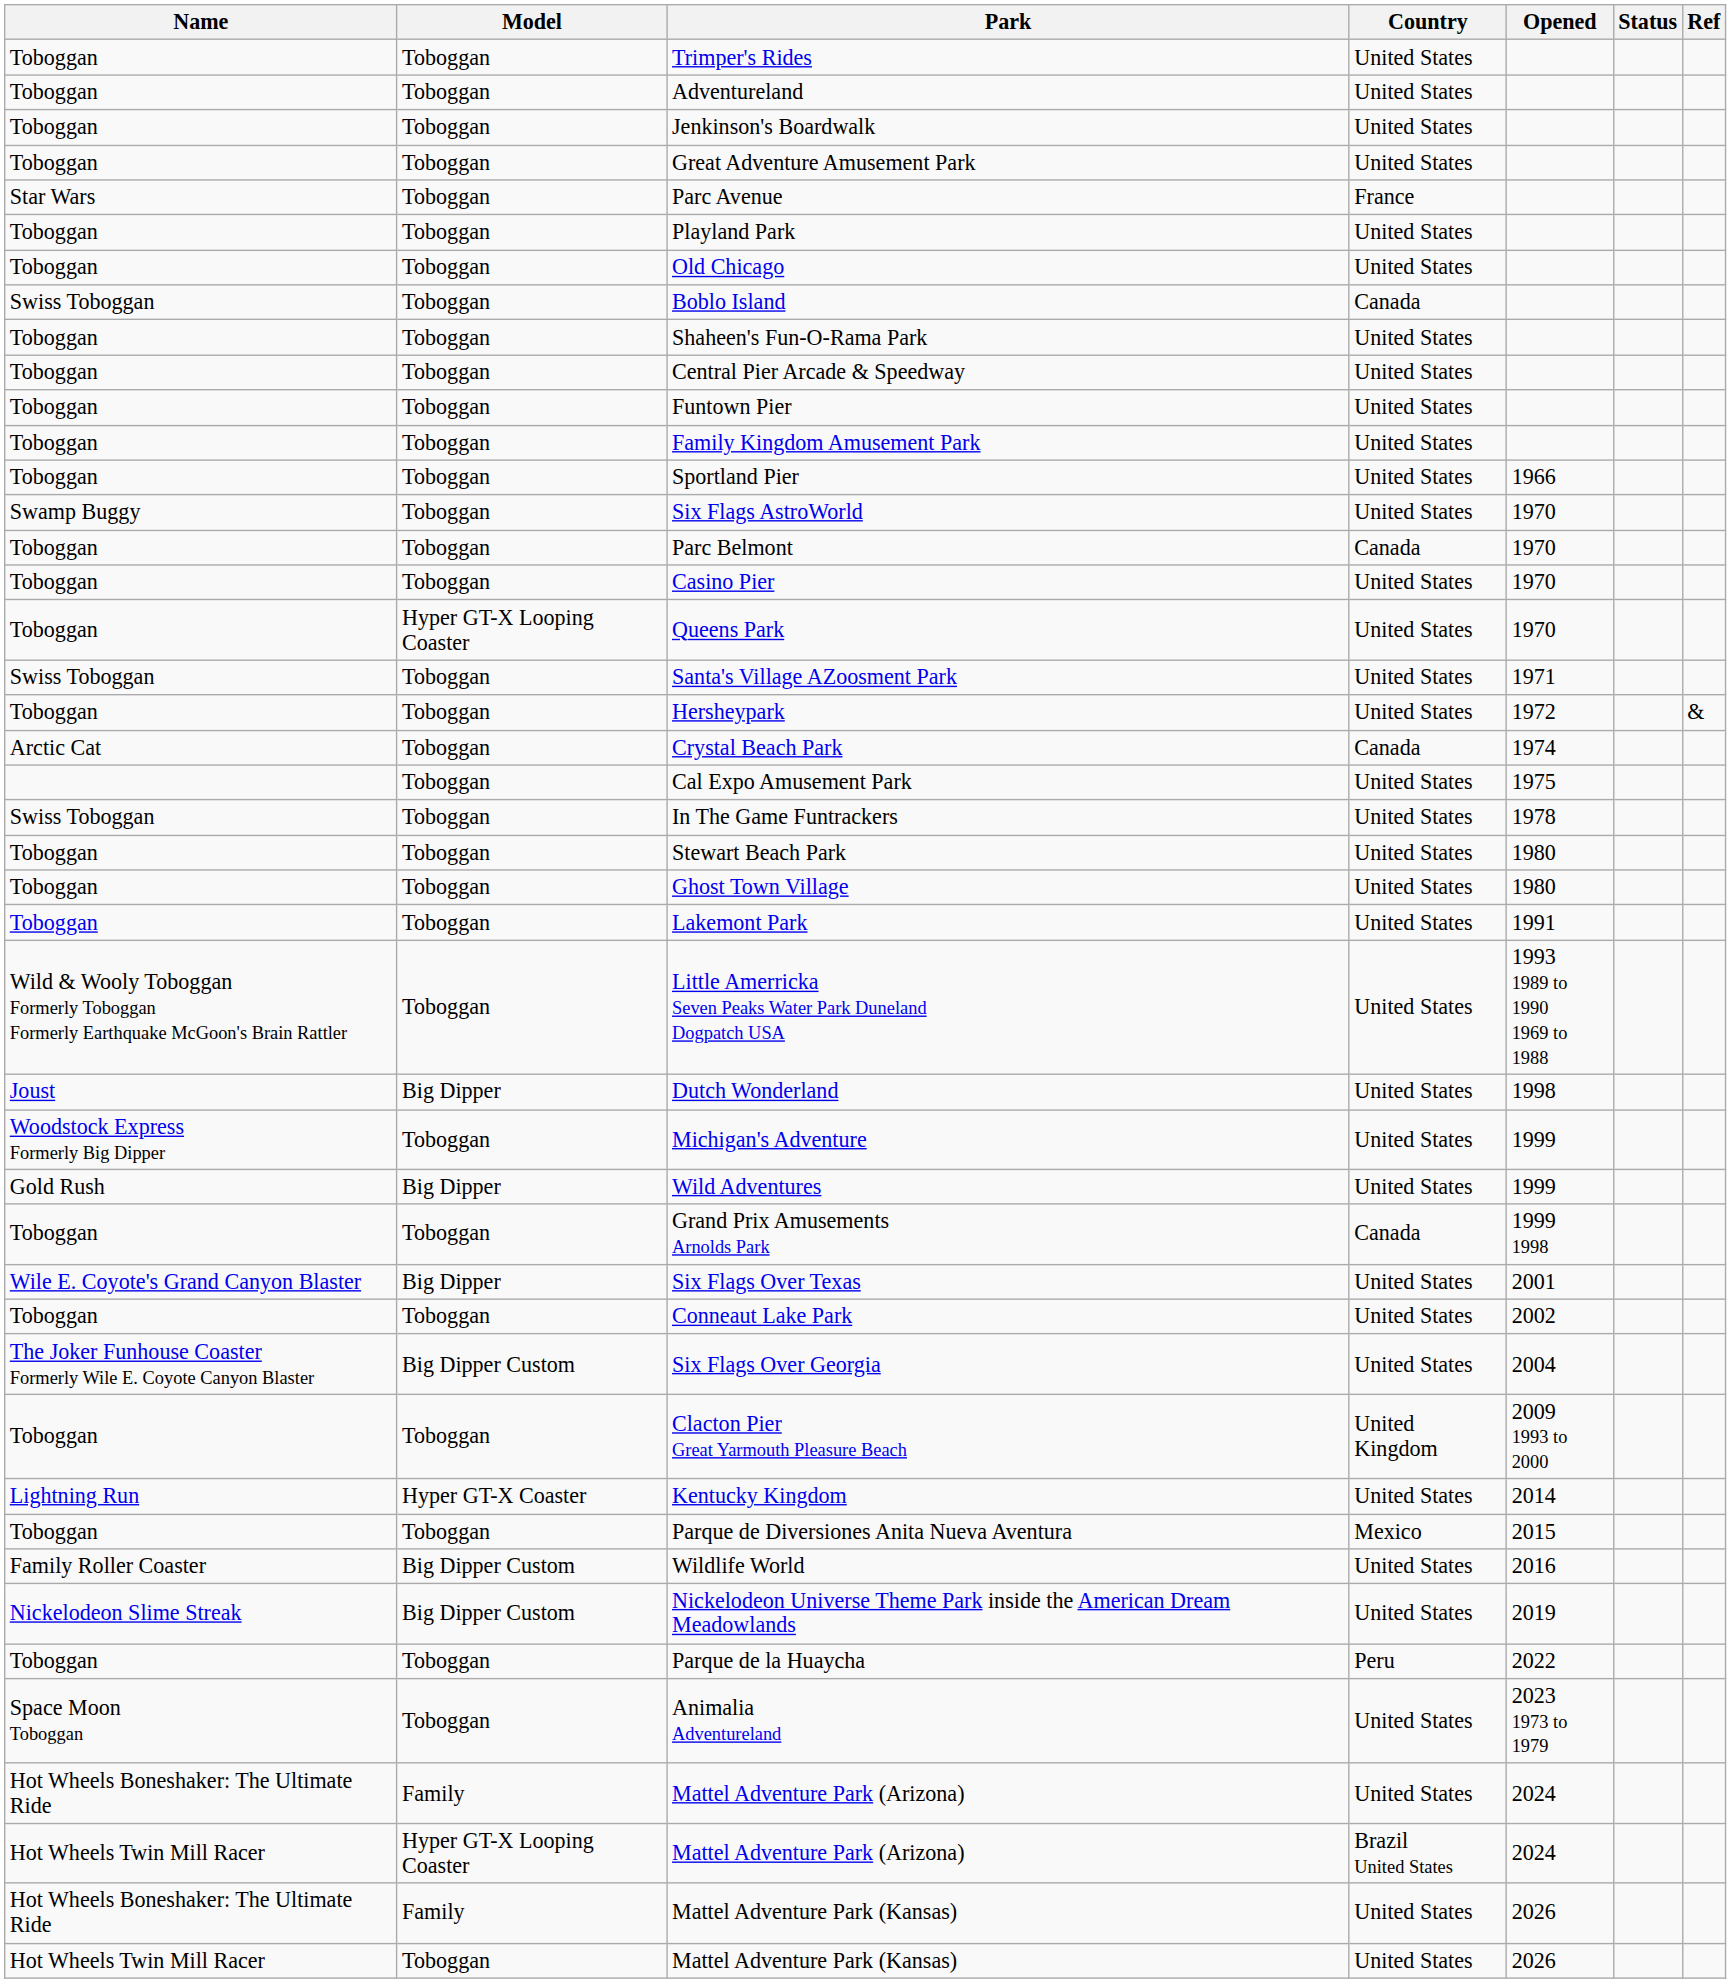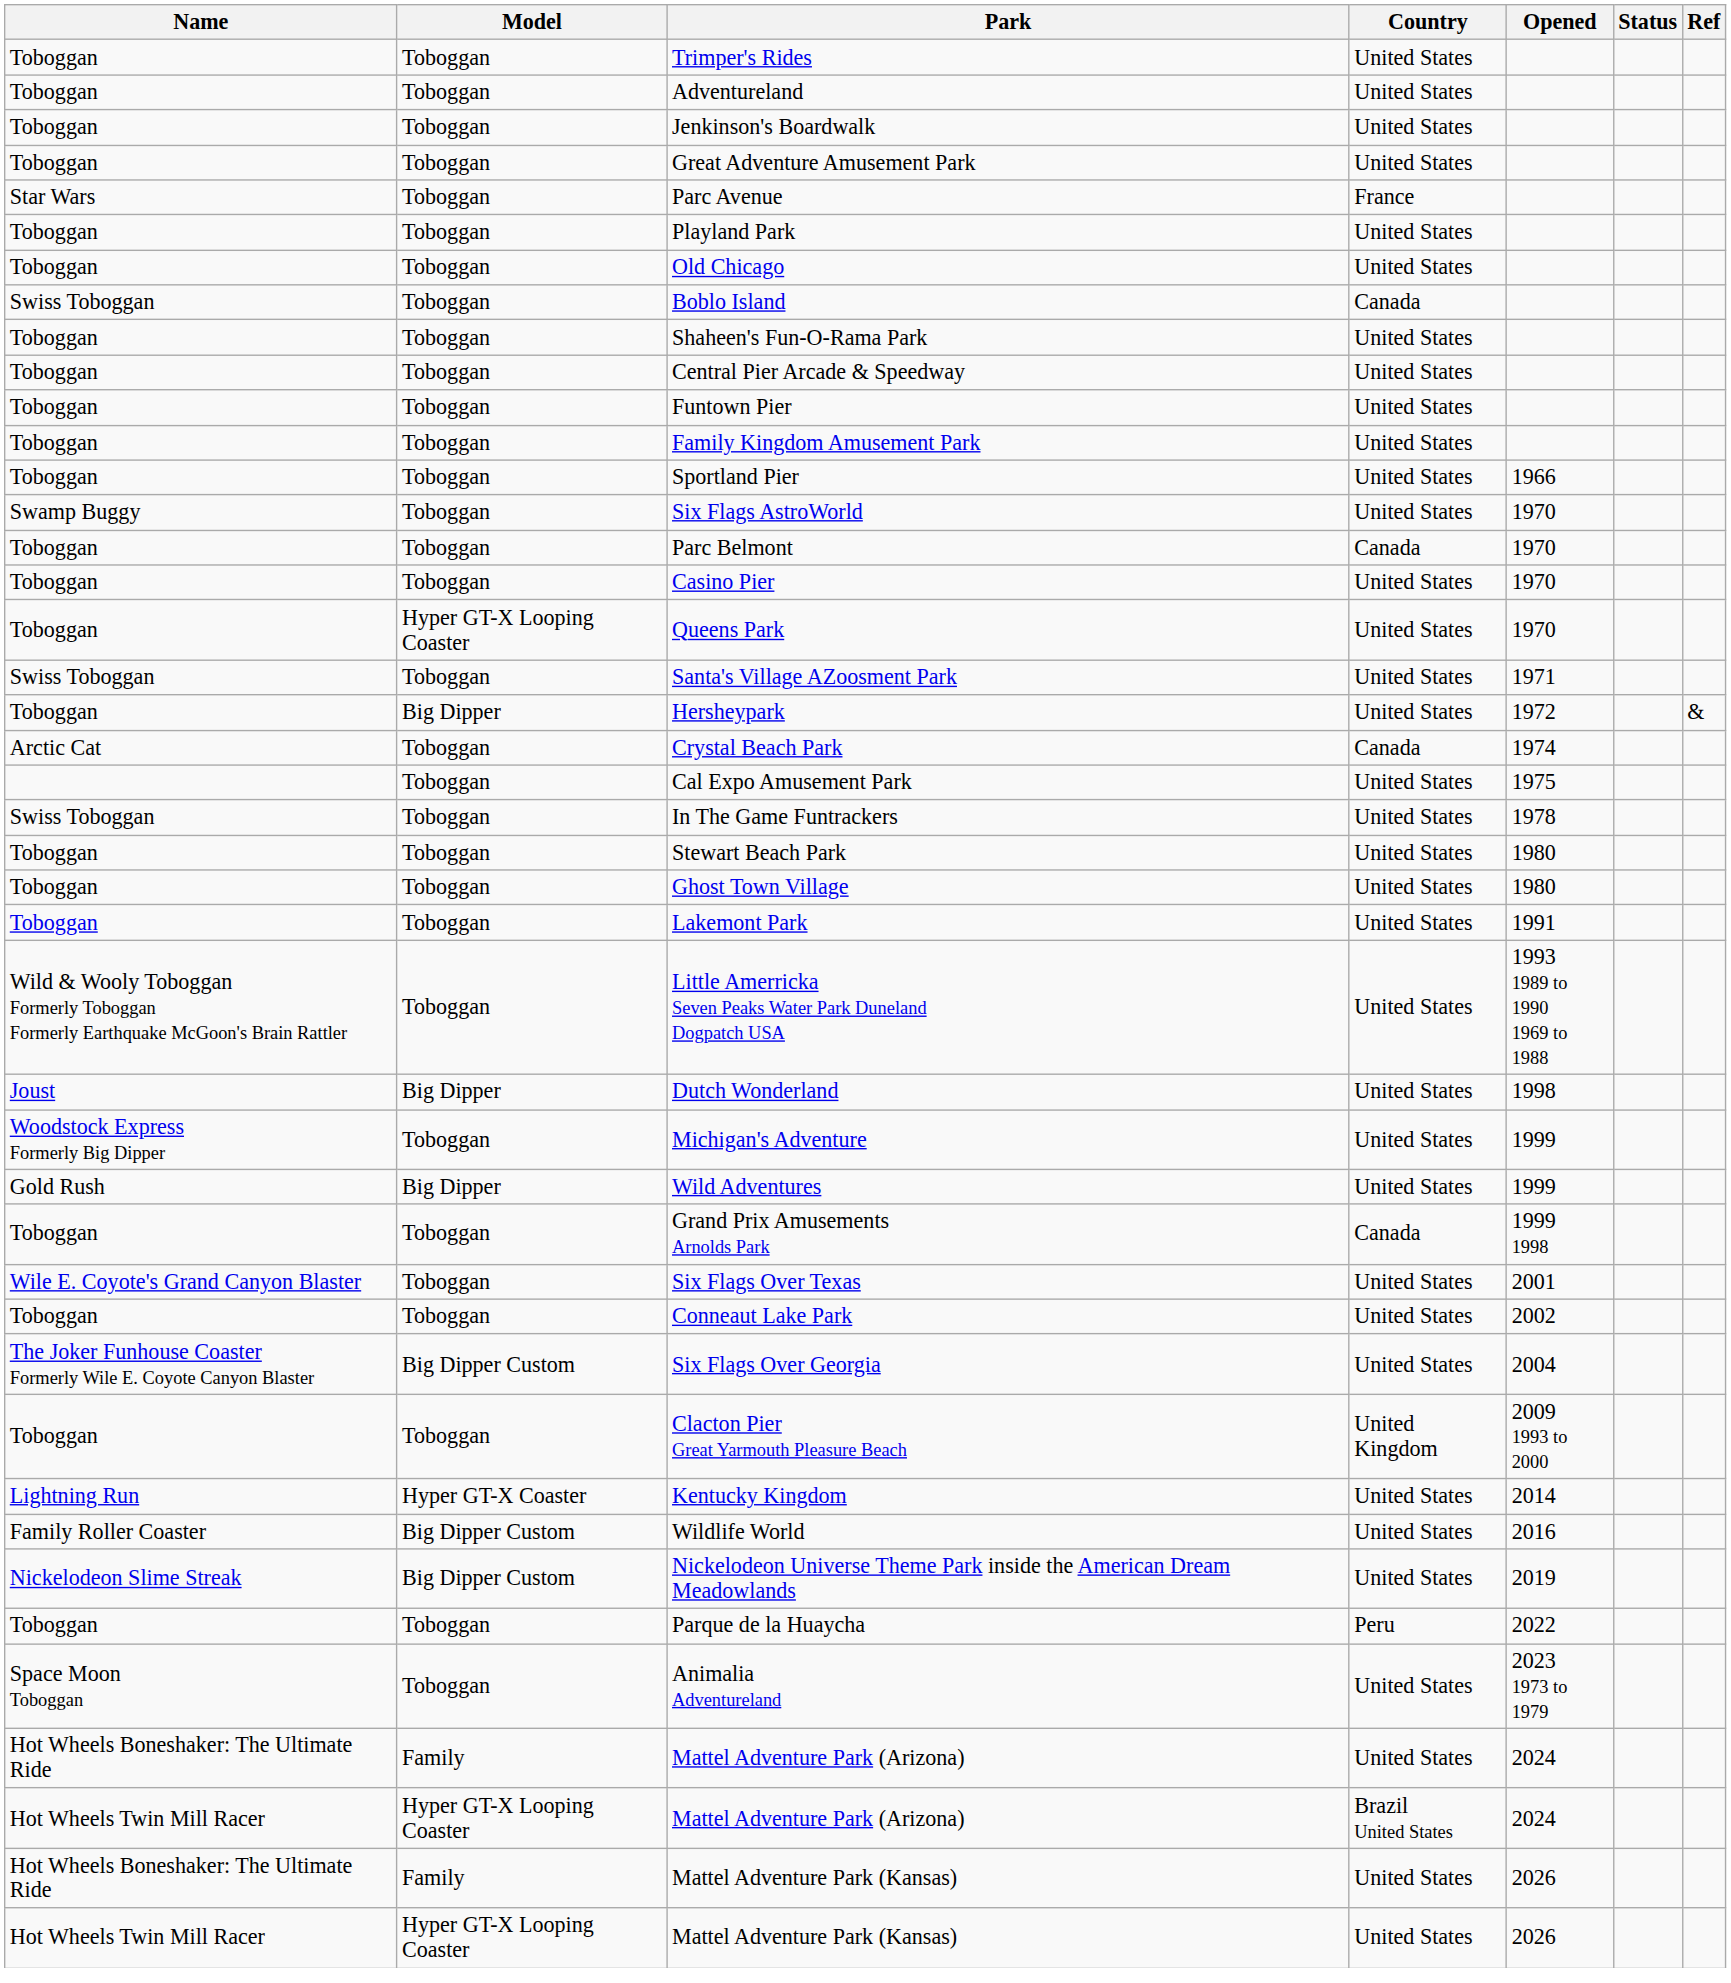(446, 712) Toboggan -> (451, 712) Big Dipper
(451, 1281) Big Dipper -> (446, 1281) Toboggan
- row: (54, 1531)
(446, 1960) Toboggan -> (498, 1937) Hyper GT-X Looping Coaster
